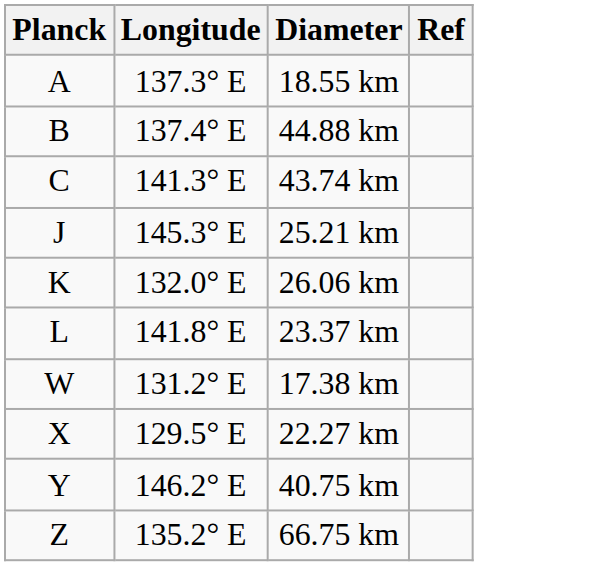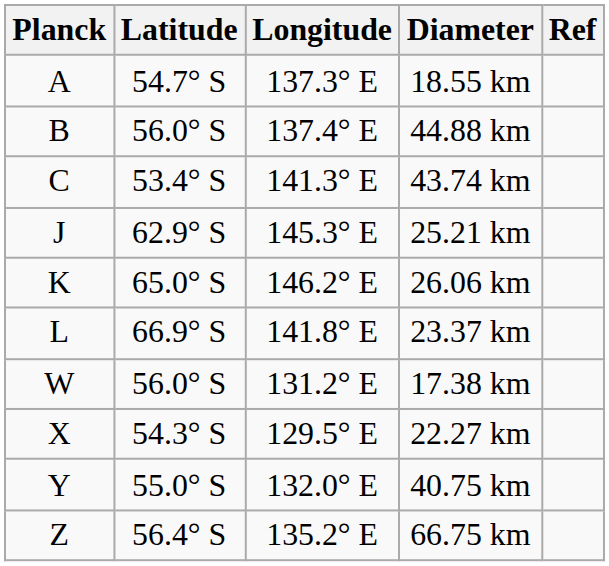+ column: (179, 29)
(191, 282) 132.0° E -> (322, 282) 146.2° E
(191, 484) 146.2° E -> (322, 484) 132.0° E
